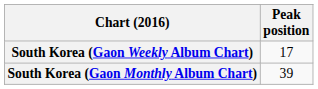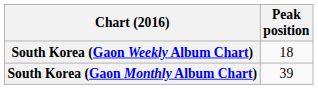(286, 52) 17 -> (286, 52) 18
